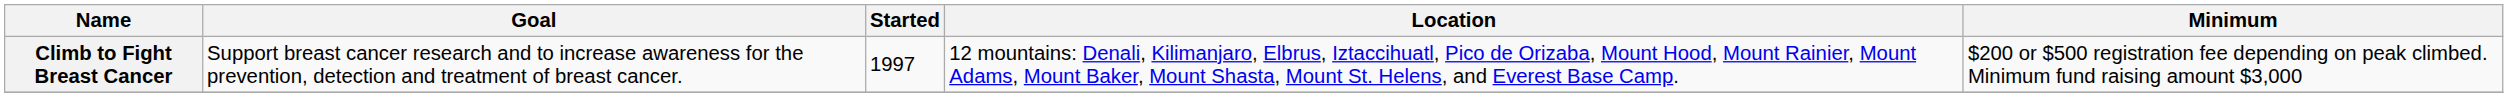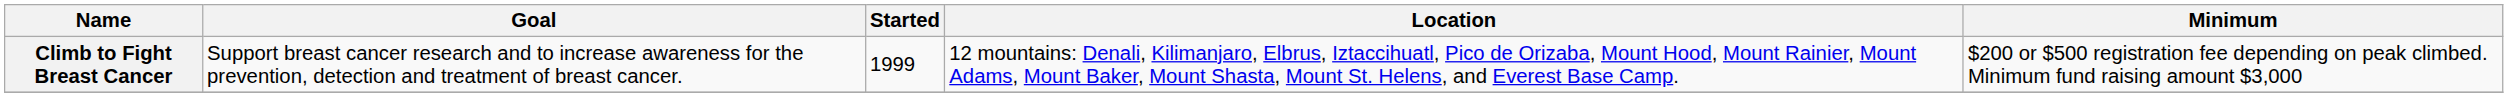(893, 64) 1997 -> (893, 64) 1999
